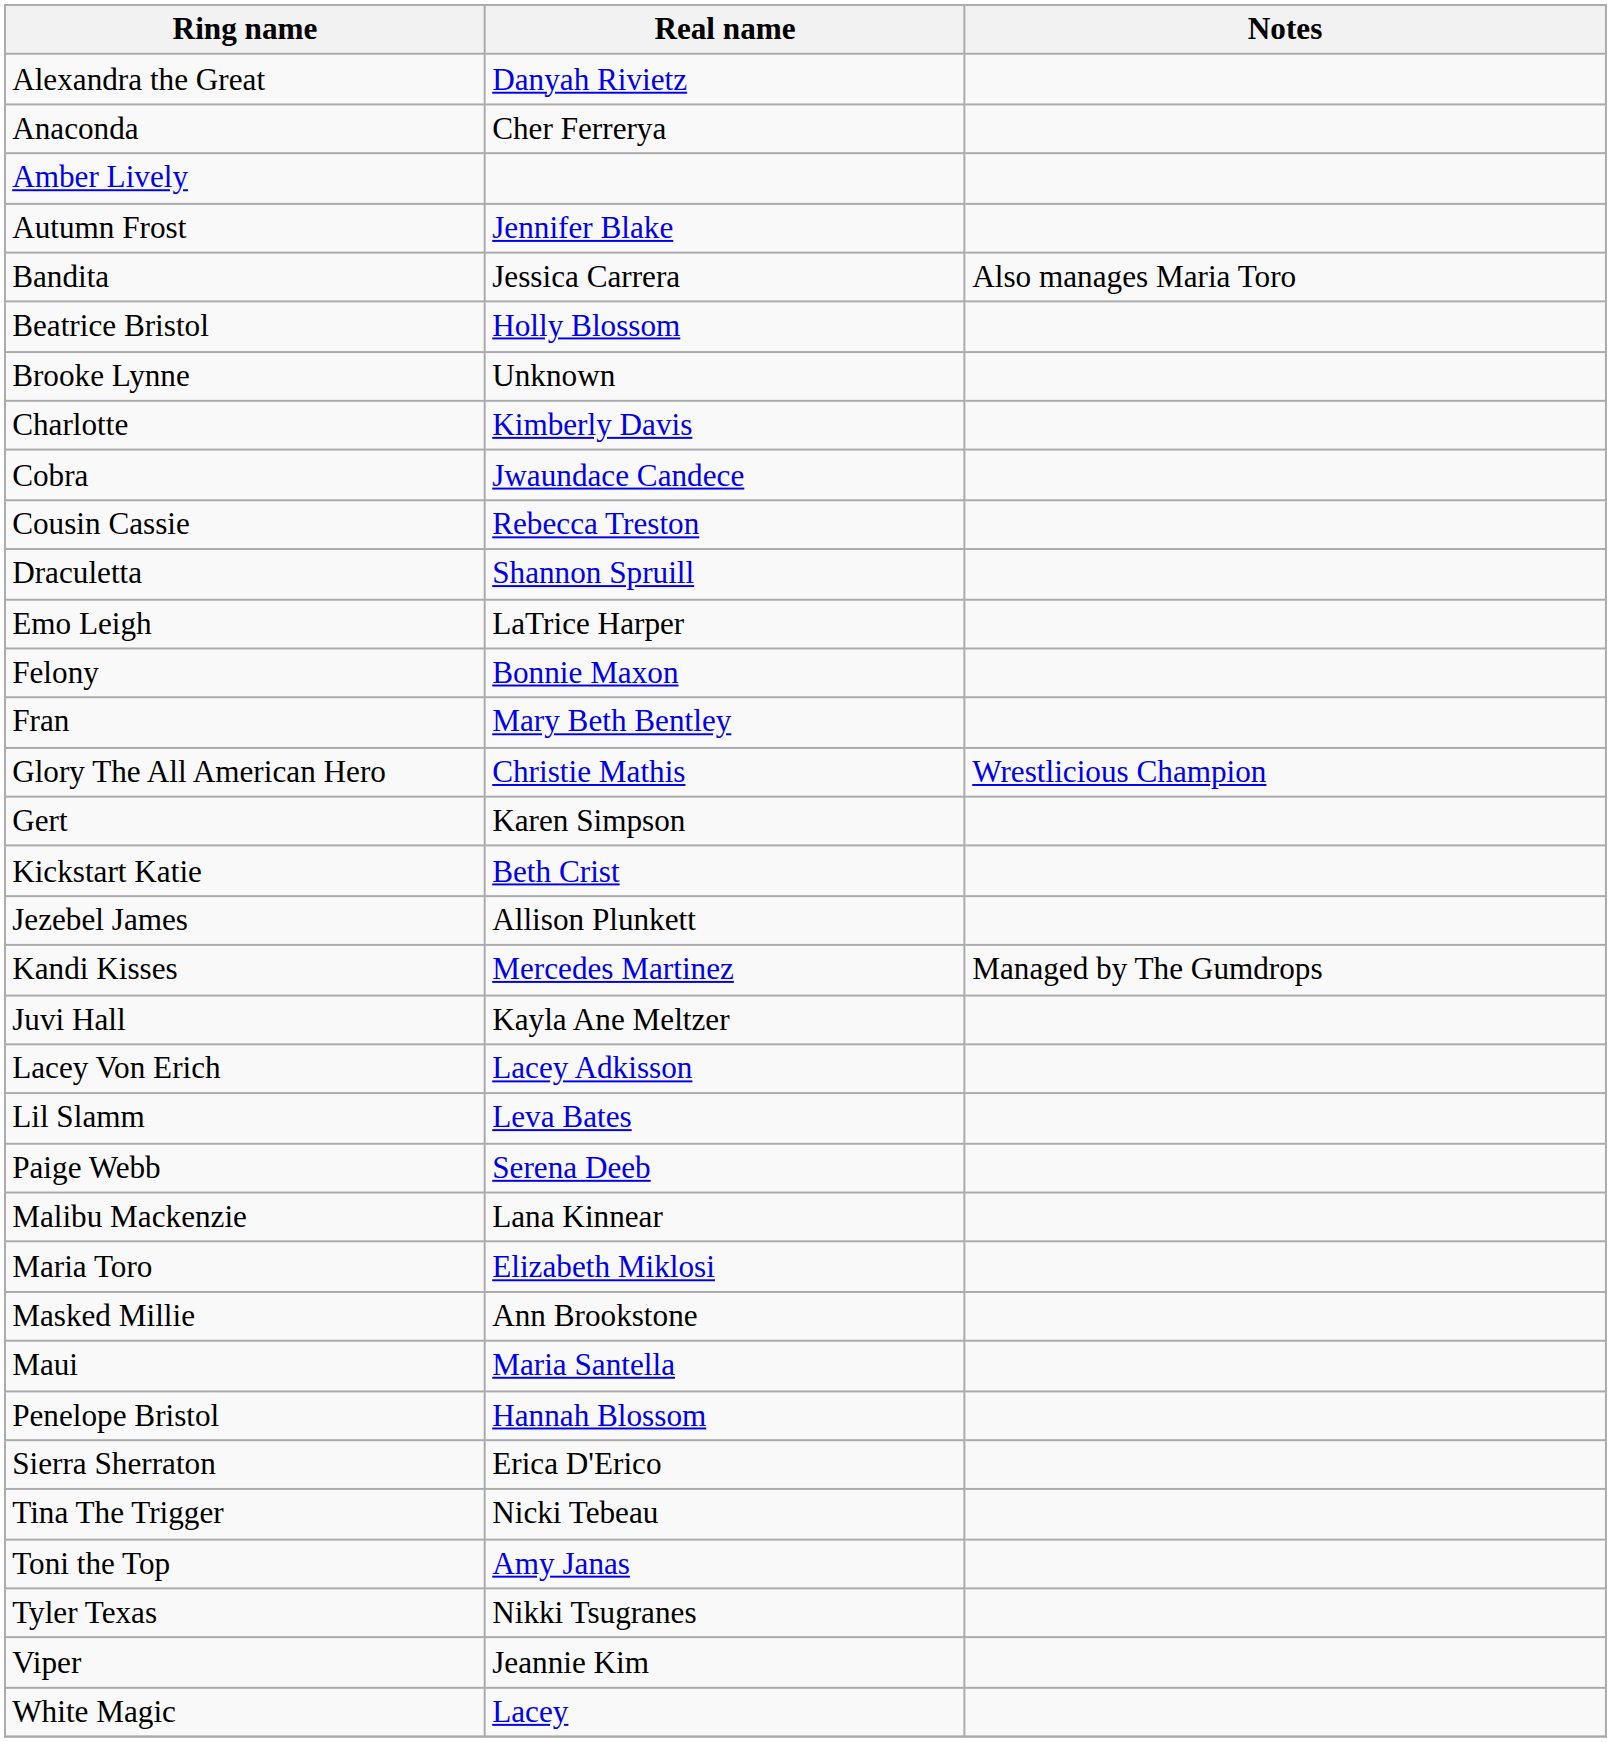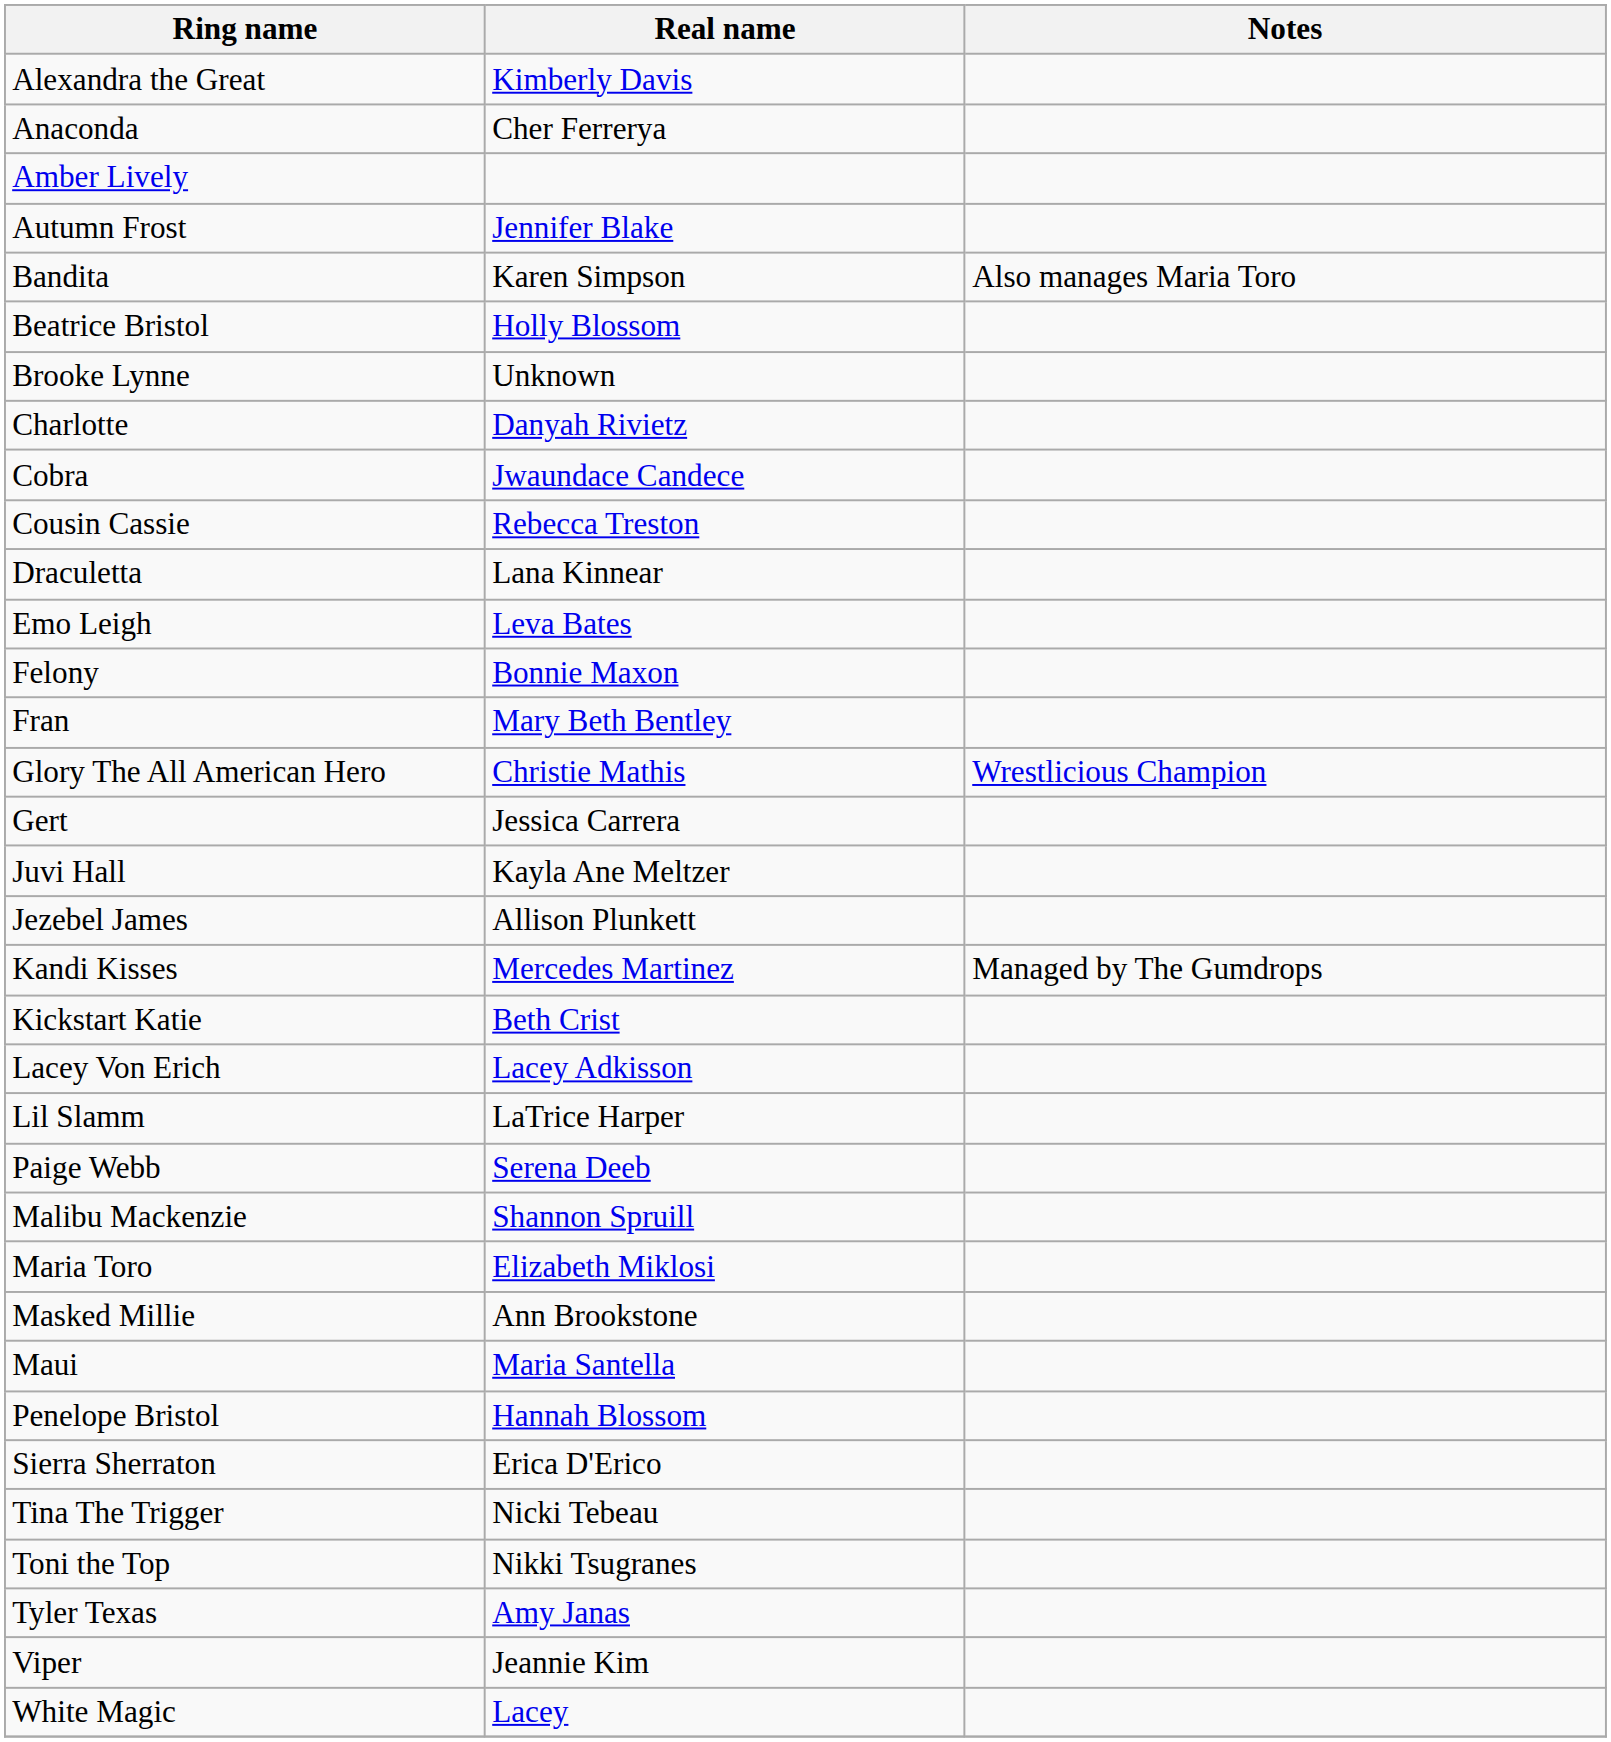(590, 78) Danyah Rivietz -> (592, 78) Kimberly Davis
(586, 276) Jessica Carrera -> (589, 276) Karen Simpson
(592, 425) Kimberly Davis -> (590, 425) Danyah Rivietz
(593, 573) Shannon Spruill -> (578, 573) Lana Kinnear
(588, 623) LaTrice Harper -> (562, 623) Leva Bates
(589, 820) Karen Simpson -> (586, 820) Jessica Carrera
rows swapped: (69, 1018) <-> (107, 870)
(562, 1117) Leva Bates -> (588, 1117) LaTrice Harper
(578, 1216) Lana Kinnear -> (593, 1216) Shannon Spruill
(561, 1563) Amy Janas -> (594, 1563) Nikki Tsugranes
(594, 1612) Nikki Tsugranes -> (561, 1612) Amy Janas
